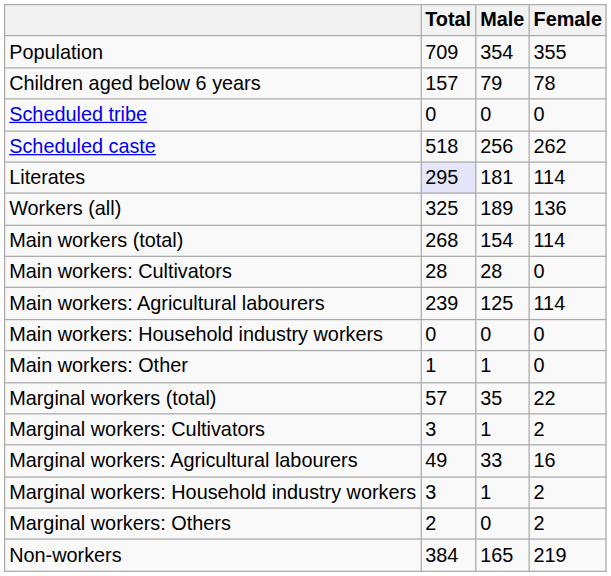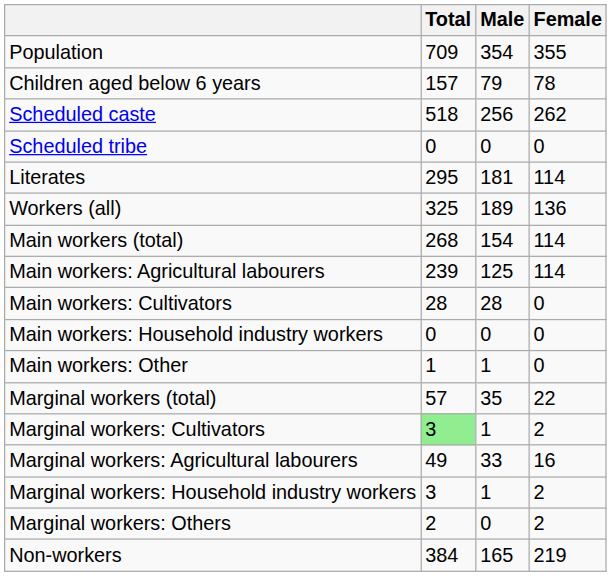rows swapped: (83, 146) <-> (78, 114)
(442, 177) lavender background -> (442, 177) no background
rows swapped: (121, 271) <-> (167, 303)
(431, 429) no background -> (431, 429) lightgreen background
